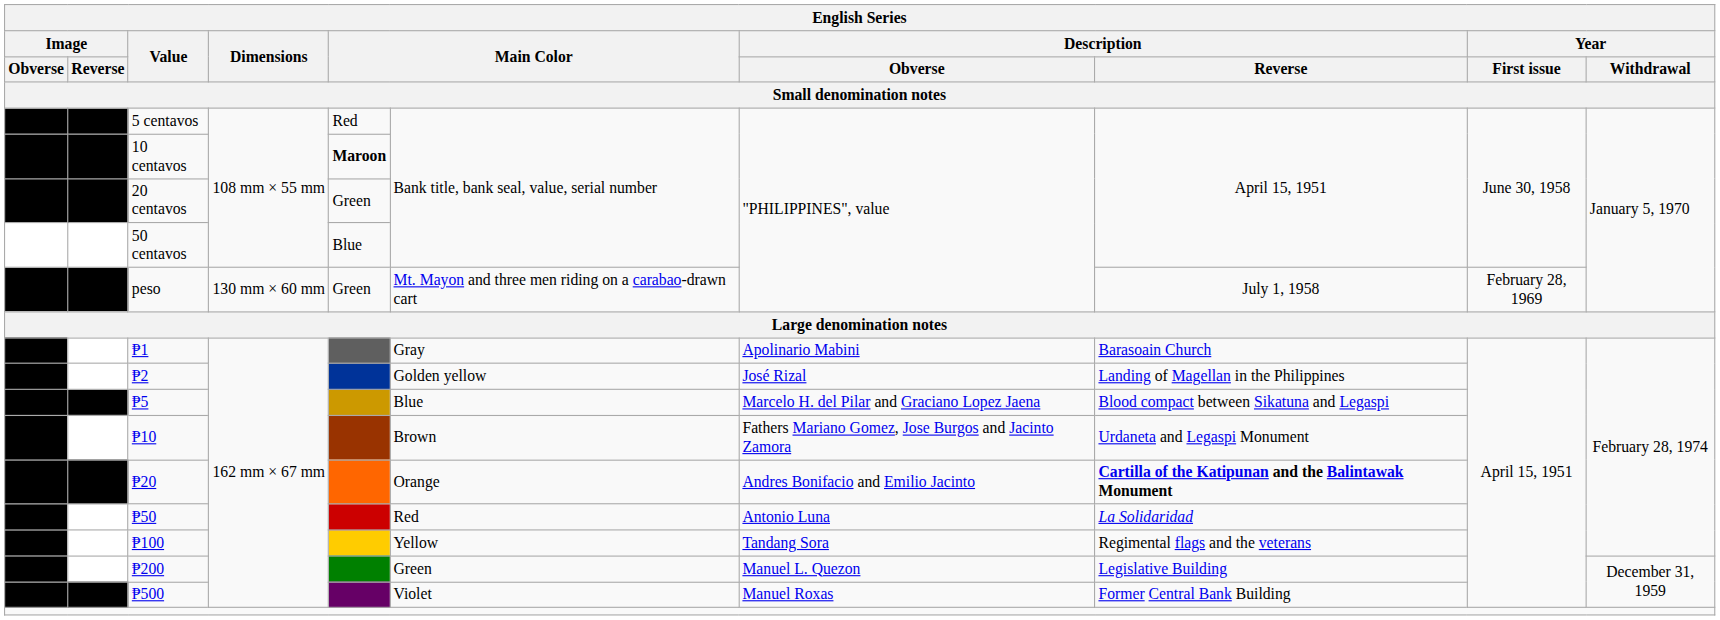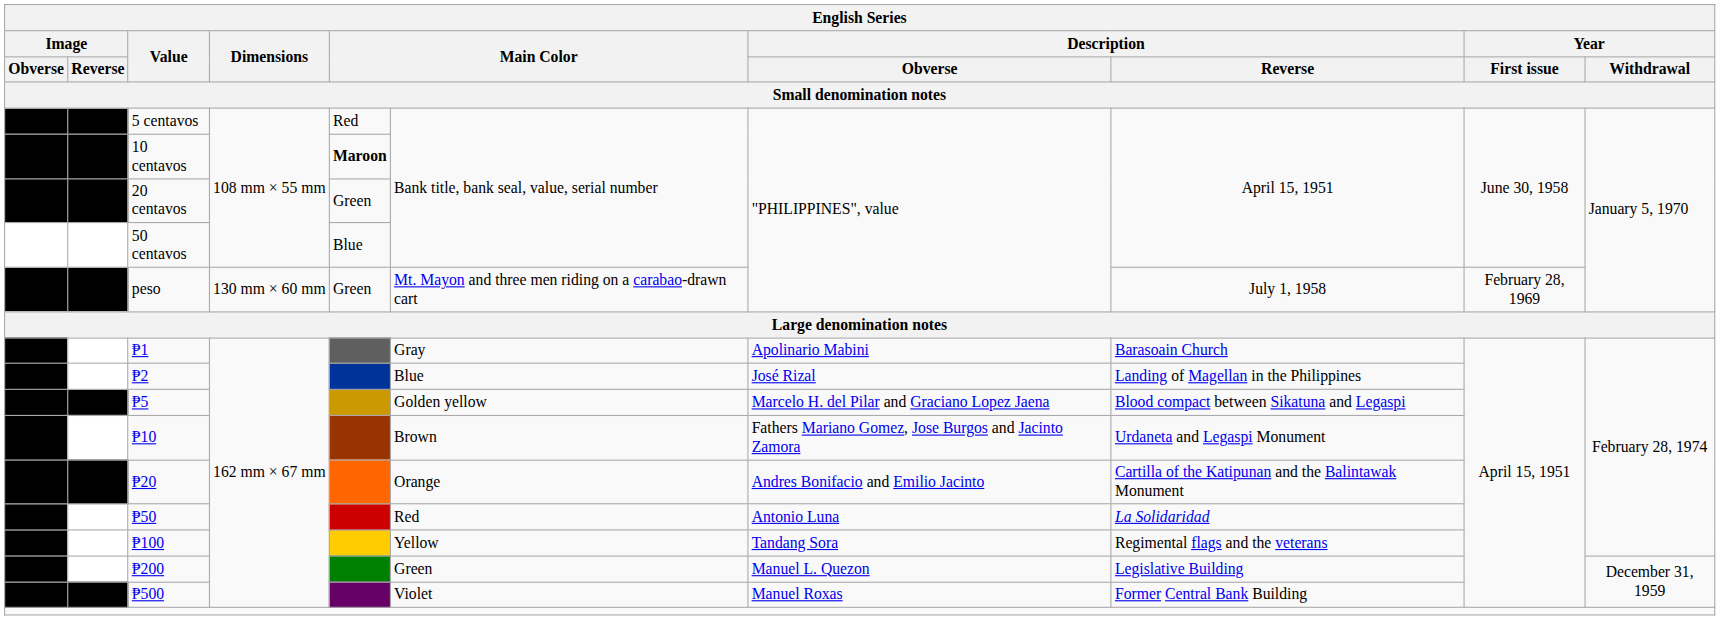(440, 376) Golden yellow -> (409, 376) Blue
(408, 402) Blue -> (440, 402) Golden yellow
(1251, 482) bold -> (1256, 482) normal
